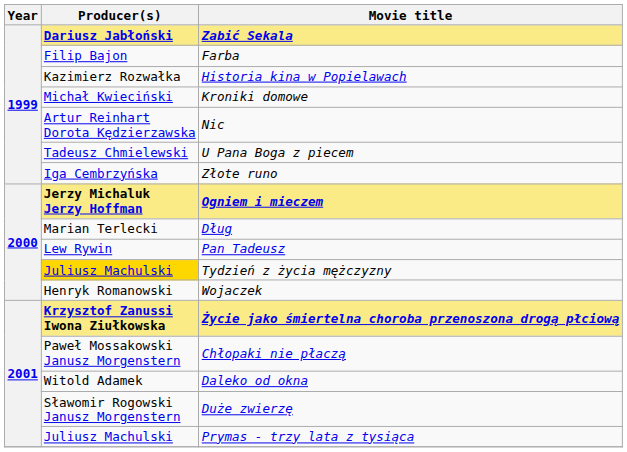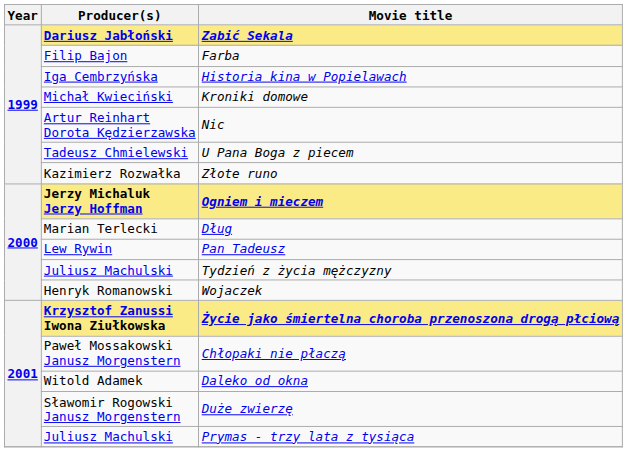(112, 76) Kazimierz Rozwałka -> (101, 76) Iga Cembrzyńska
(101, 173) Iga Cembrzyńska -> (112, 173) Kazimierz Rozwałka
(108, 270) gold background -> (108, 270) no background
